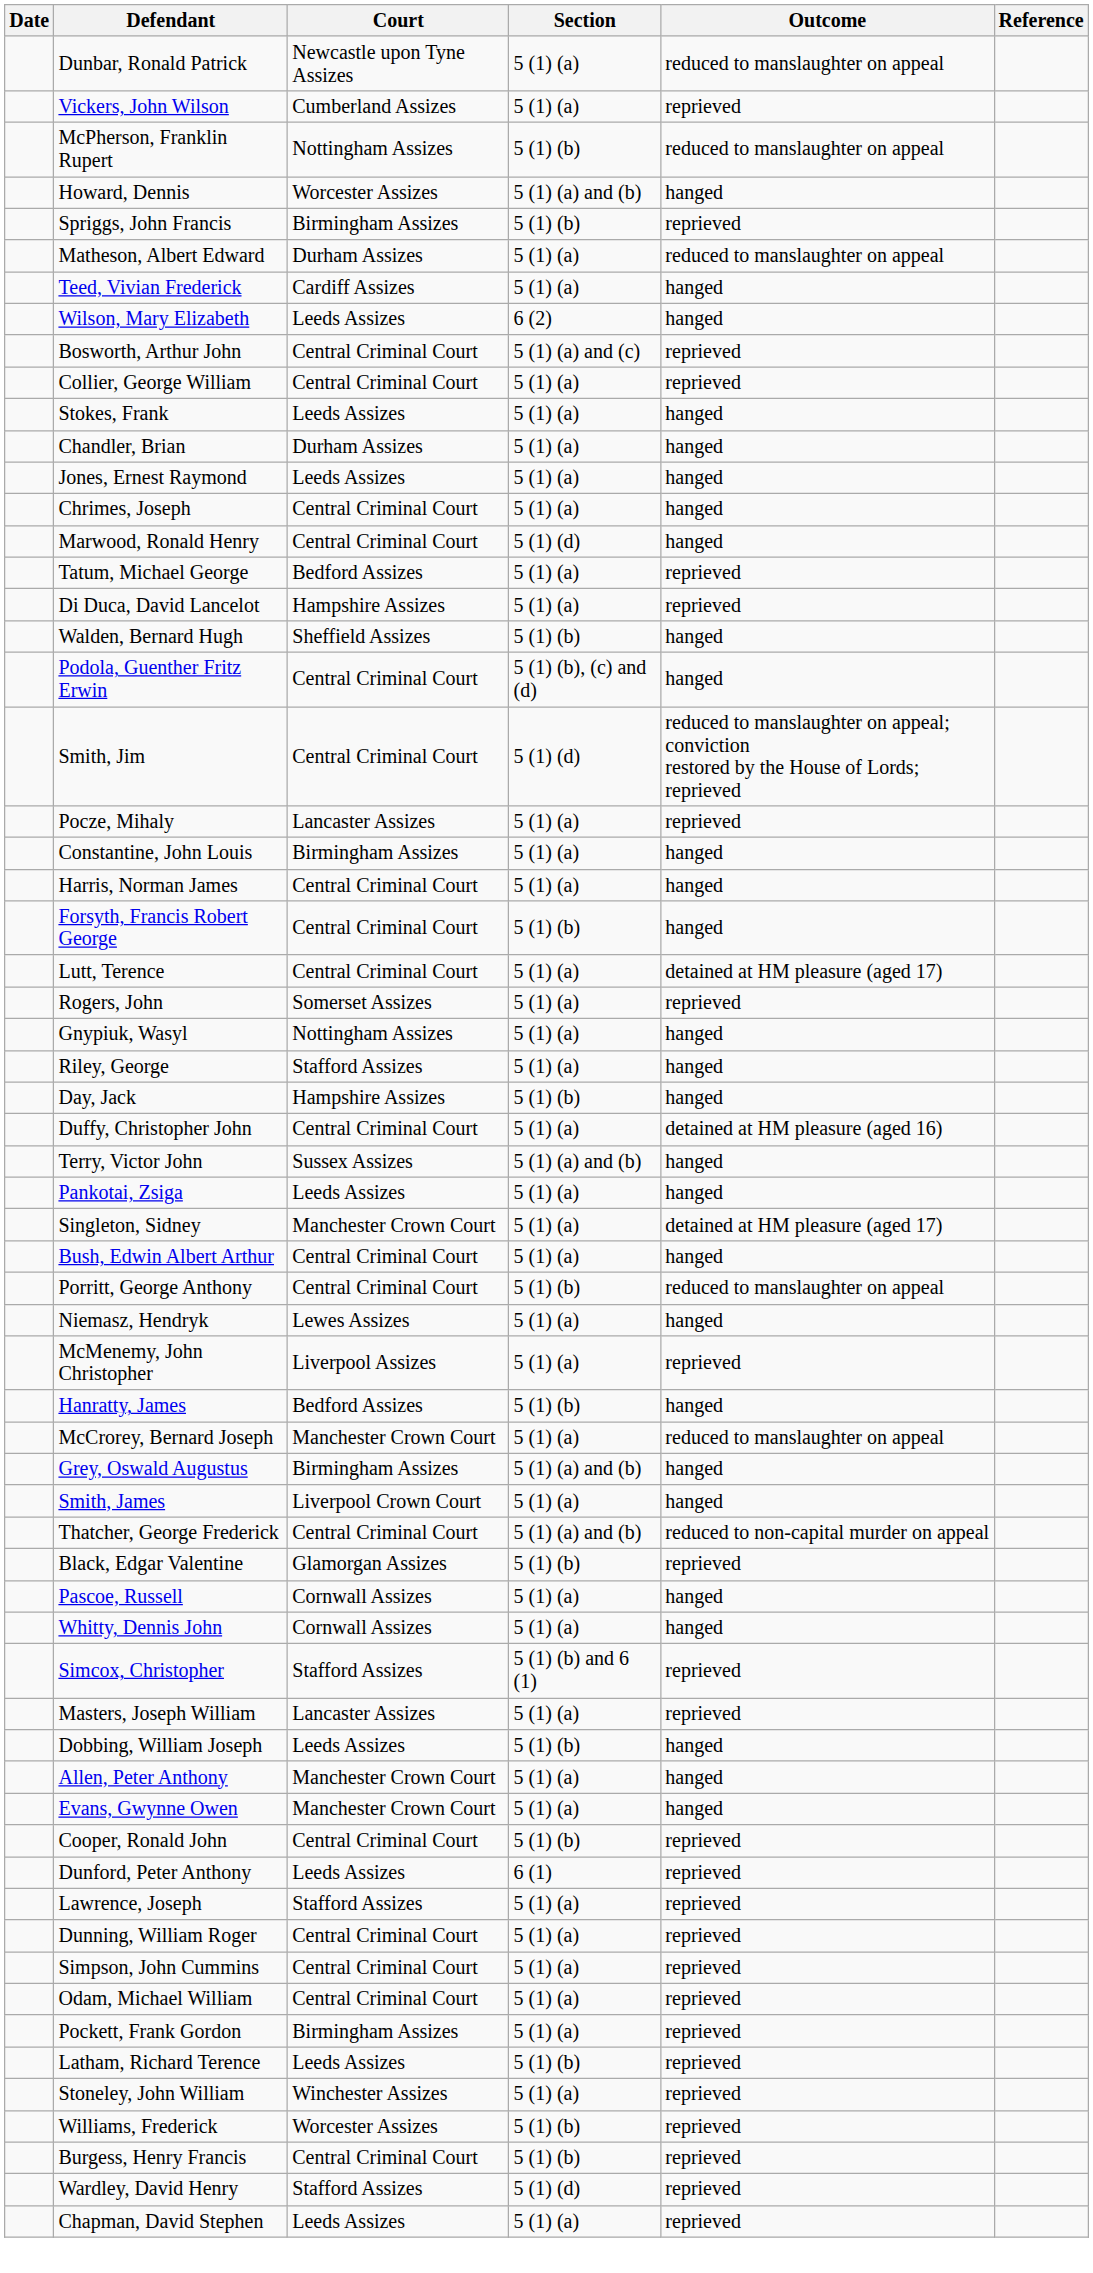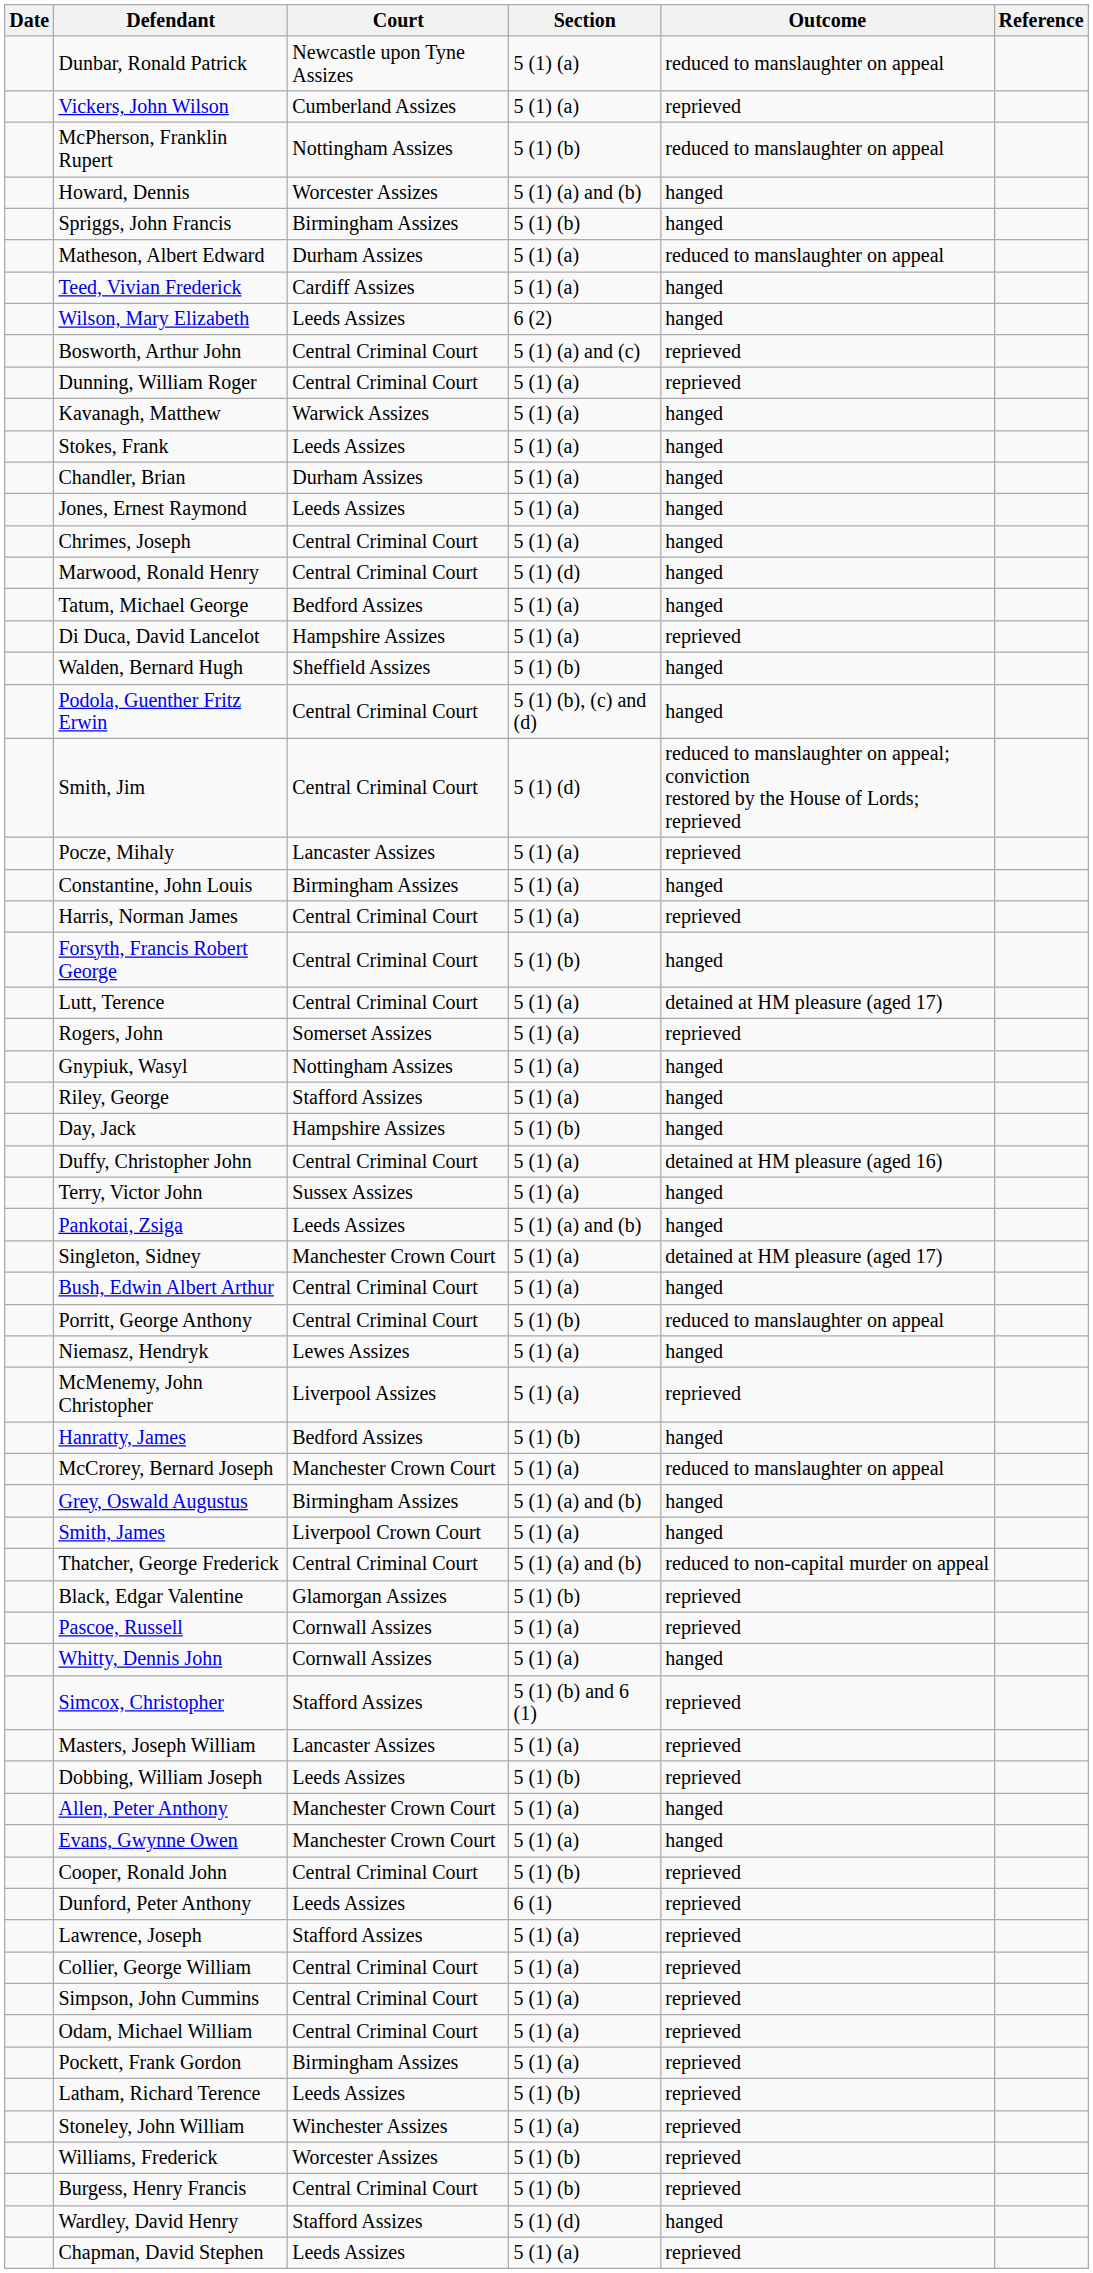(703, 223) reprieved -> (694, 223) hanged
rows swapped: (155, 382) <-> (158, 1935)
+ row: (140, 414)
(703, 572) reprieved -> (694, 604) hanged
(694, 884) hanged -> (703, 916) reprieved
(577, 1161) 5 (1) (a) and (b) -> (546, 1192) 5 (1) (a)
(546, 1192) 5 (1) (a) -> (577, 1224) 5 (1) (a) and (b)
(694, 1595) hanged -> (703, 1627) reprieved
(694, 1745) hanged -> (703, 1777) reprieved
(703, 2189) reprieved -> (694, 2221) hanged
